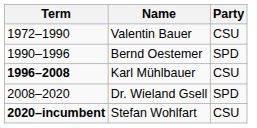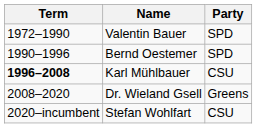(226, 34) CSU -> (220, 34) SPD
(226, 93) SPD -> (228, 93) Greens
(56, 113) bold -> (53, 113) normal
